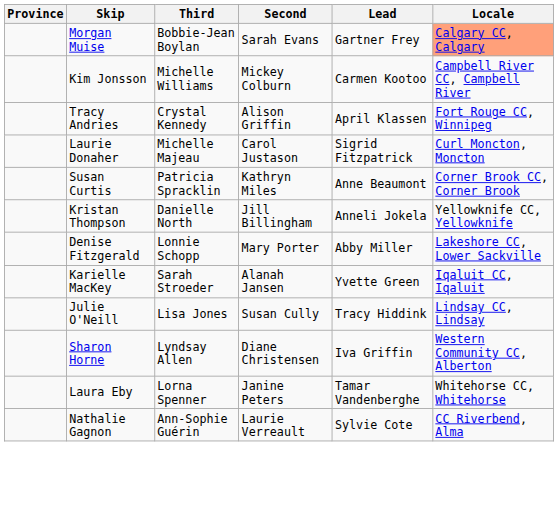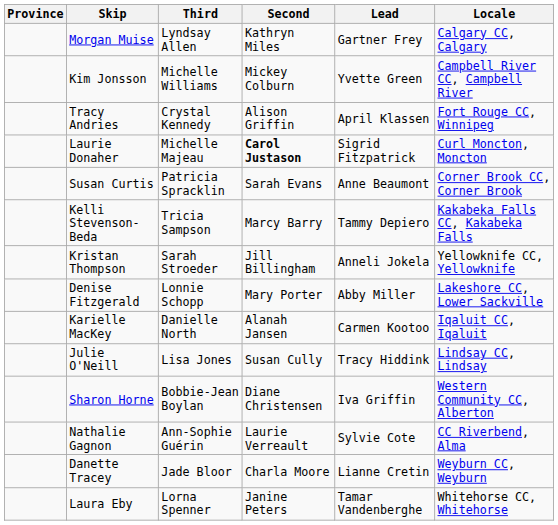(196, 40) Bobbie-Jean Boylan -> (186, 40) Lyndsay Allen
(280, 40) Sarah Evans -> (270, 40) Kathryn Miles
(474, 40) lightsalmon background -> (476, 40) no background
(381, 79) Carmen Kootoo -> (380, 79) Yvette Green
(270, 151) normal -> (273, 151) bold
(266, 184) Kathryn Miles -> (284, 184) Sarah Evans
+ row: (104, 223)
(185, 216) Danielle North -> (190, 262) Sarah Stroeder
(185, 281) Sarah Stroeder -> (190, 327) Danielle North
(377, 281) Yvette Green -> (383, 327) Carmen Kootoo
(182, 353) Lyndsay Allen -> (200, 399) Bobbie-Jean Boylan
rows swapped: (97, 425) <-> (101, 392)
+ row: (94, 471)
